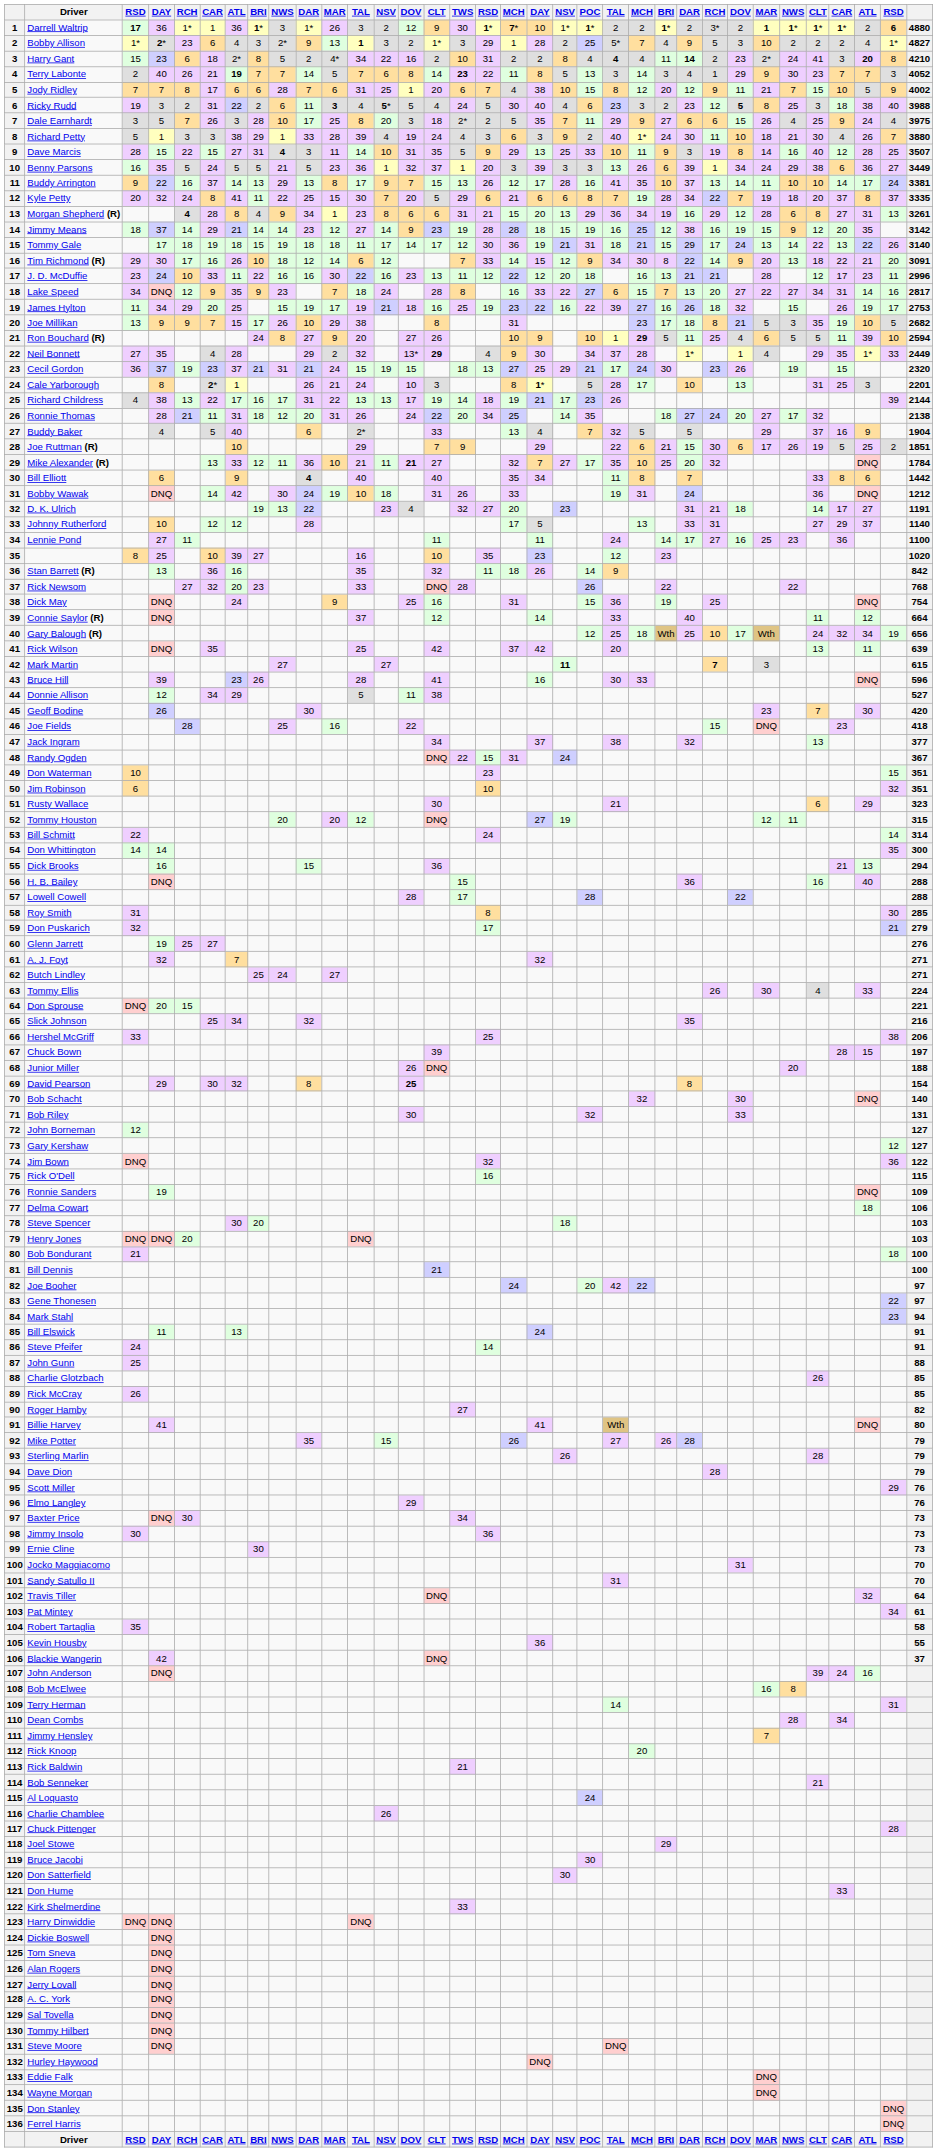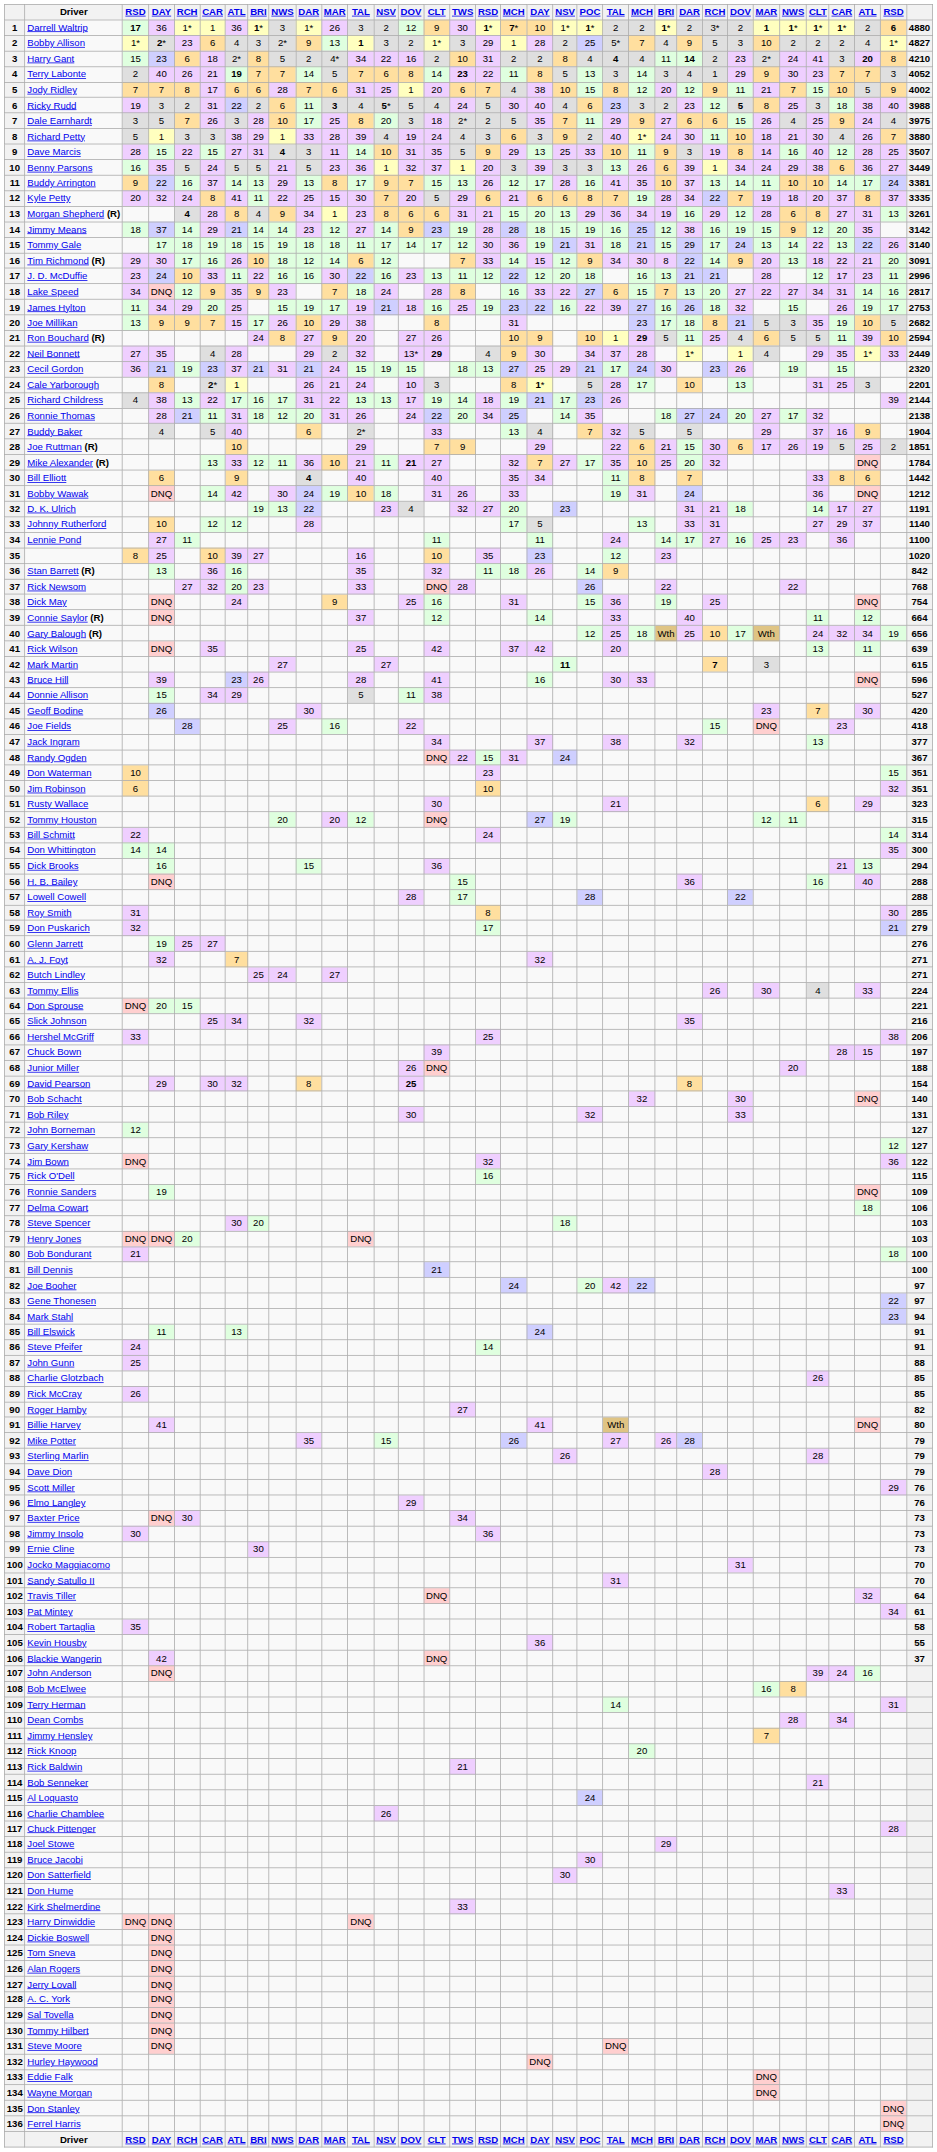(161, 370) 37 -> (161, 370) 21
(161, 696) 12 -> (161, 696) 15
